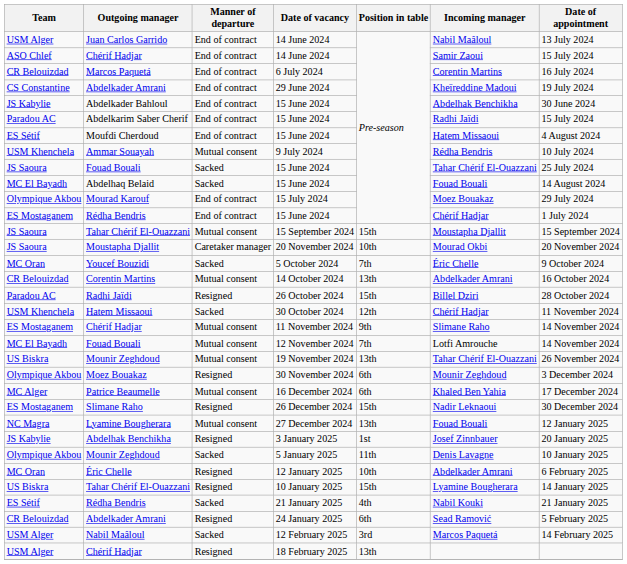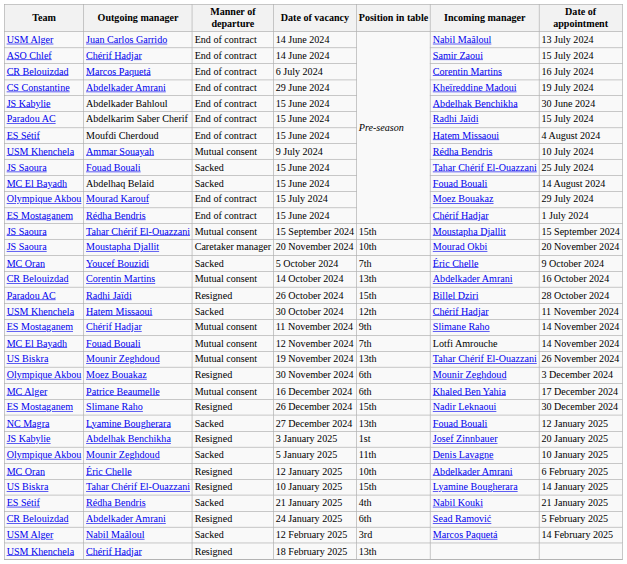(226, 423) Mutual consent -> (209, 423) Sacked
(30, 551) USM Alger -> (40, 551) USM Khenchela
